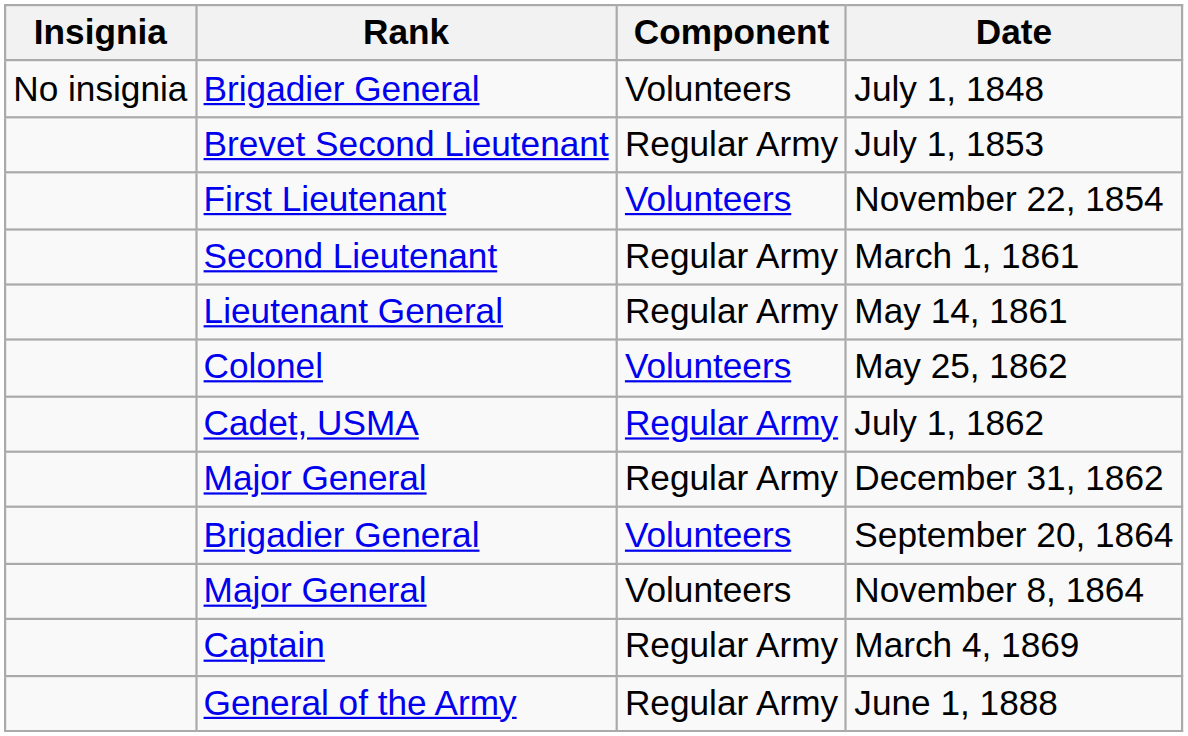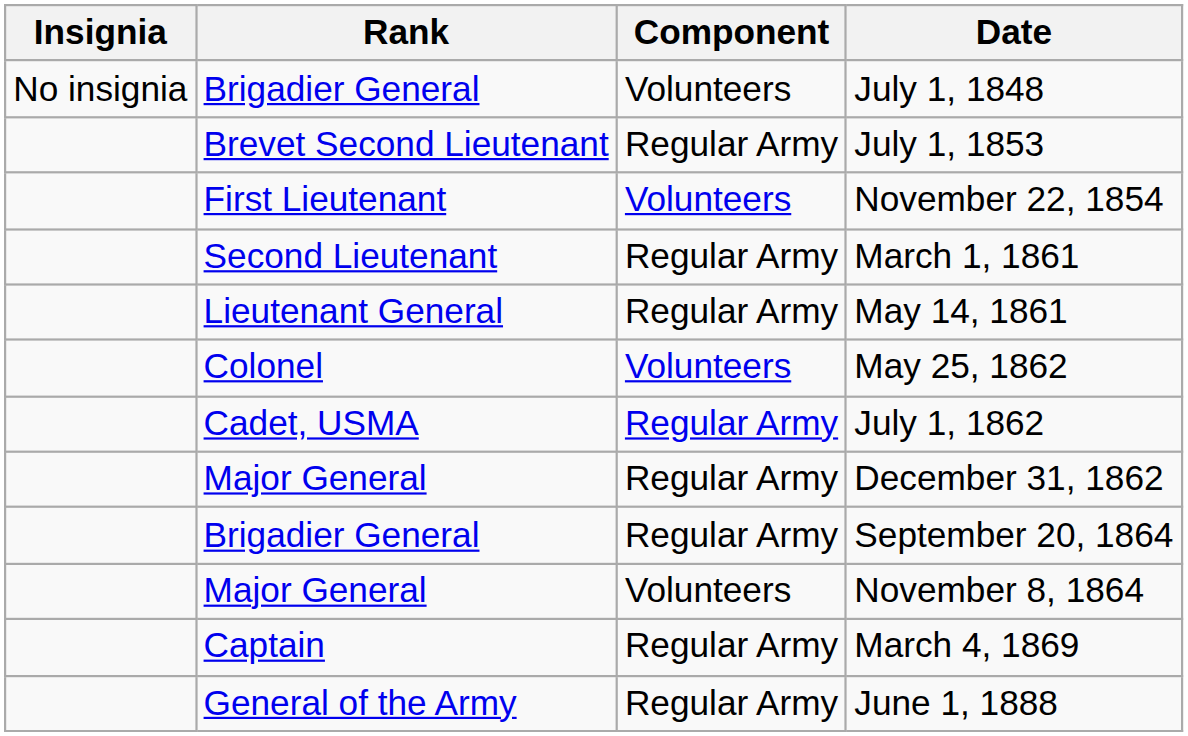(708, 534) Volunteers -> (732, 534) Regular Army
